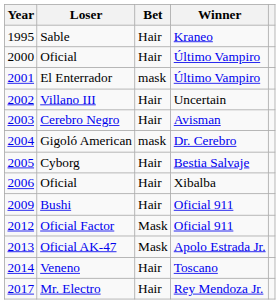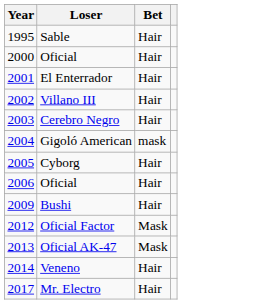- column: (220, 15)
(152, 78) mask -> (150, 78) Hair
